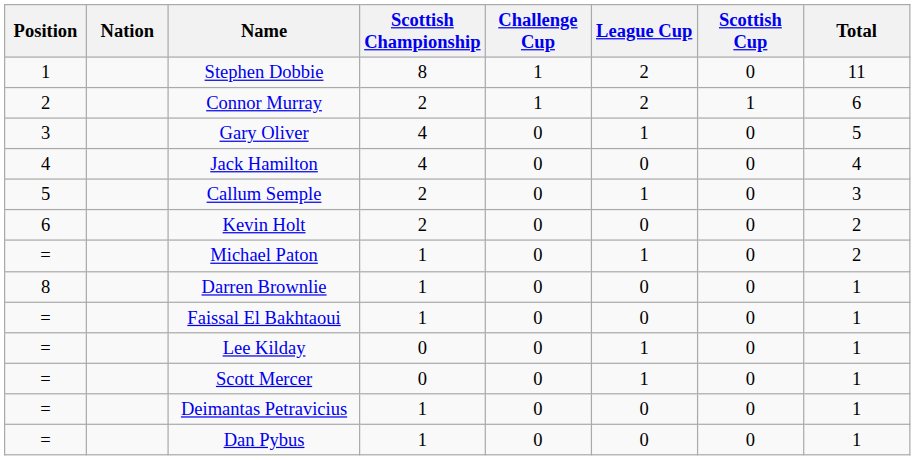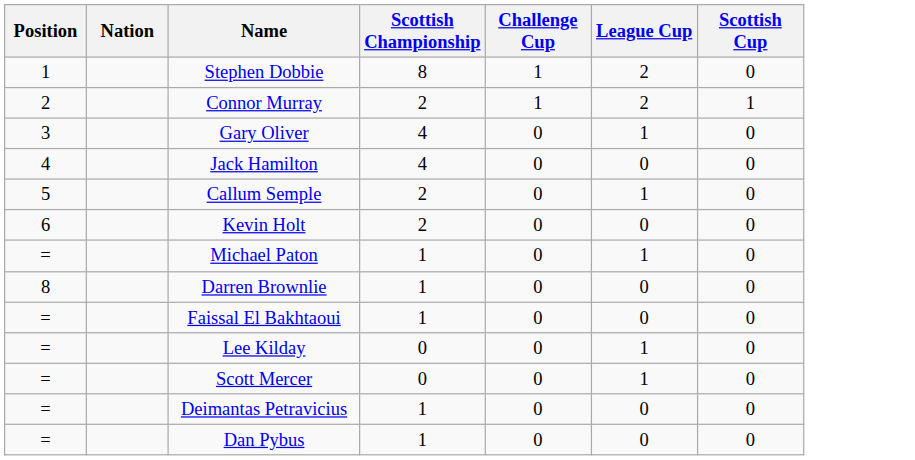- column: (857, 30)
